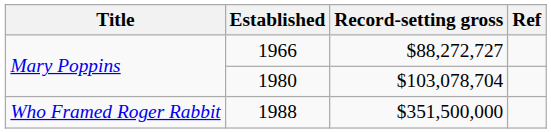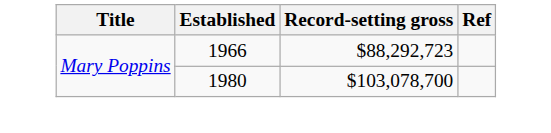(455, 50) $88,272,727 -> (405, 50) $88,292,723
(450, 81) $103,078,704 -> (400, 81) $103,078,700
- row: (277, 111)
